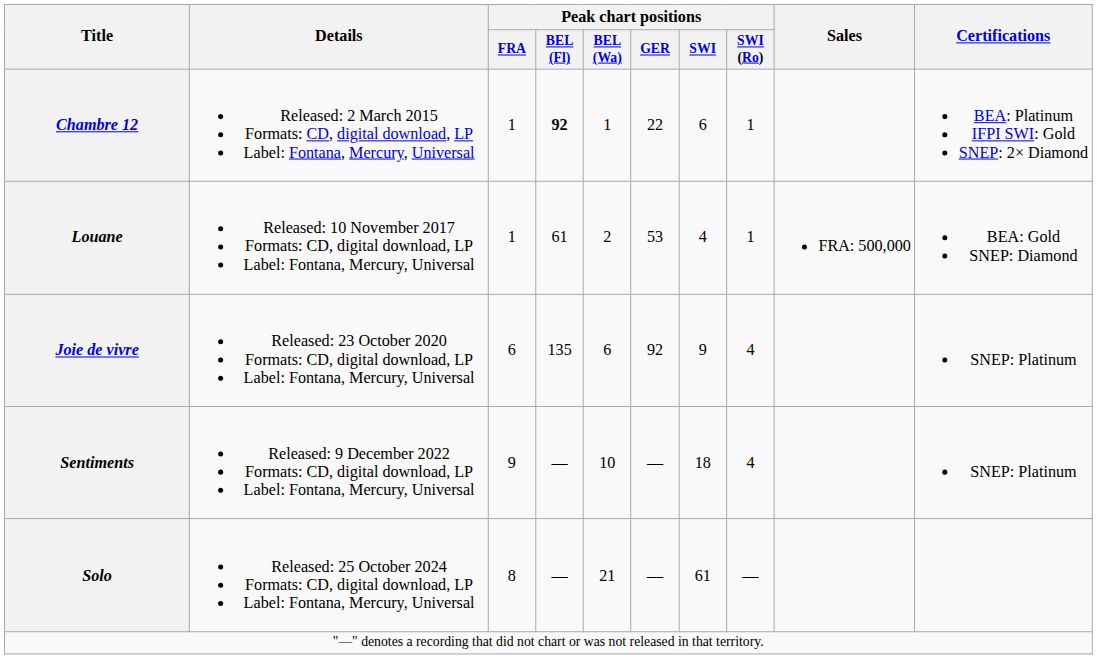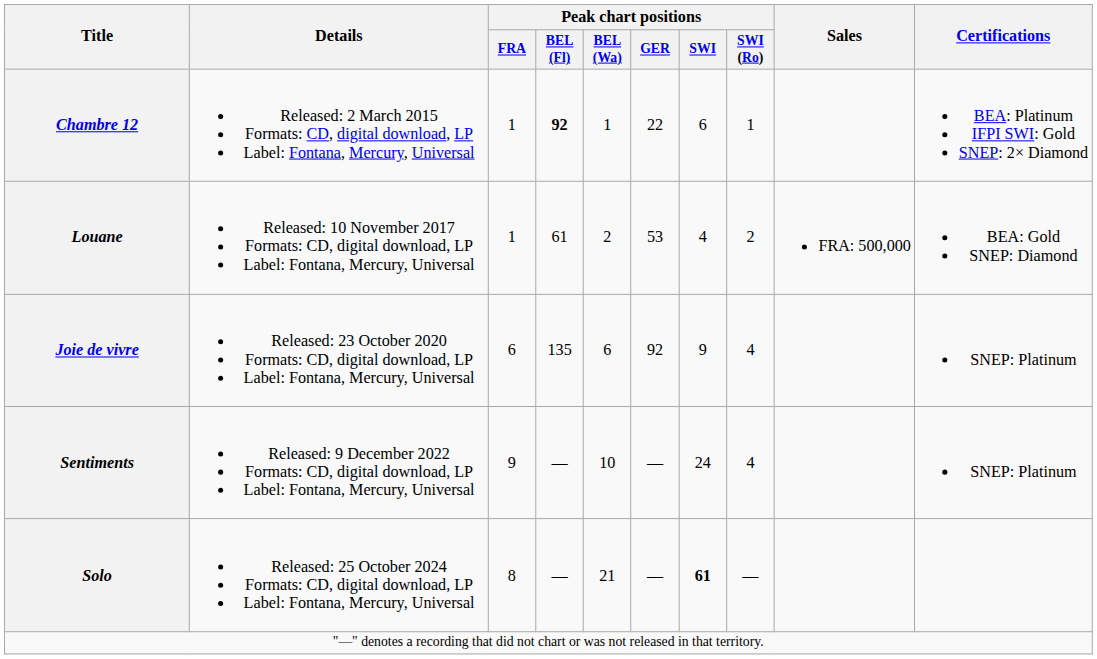(750, 237) 1 -> (750, 237) 2
(703, 462) 18 -> (703, 462) 24
(703, 575) normal -> (703, 575) bold
